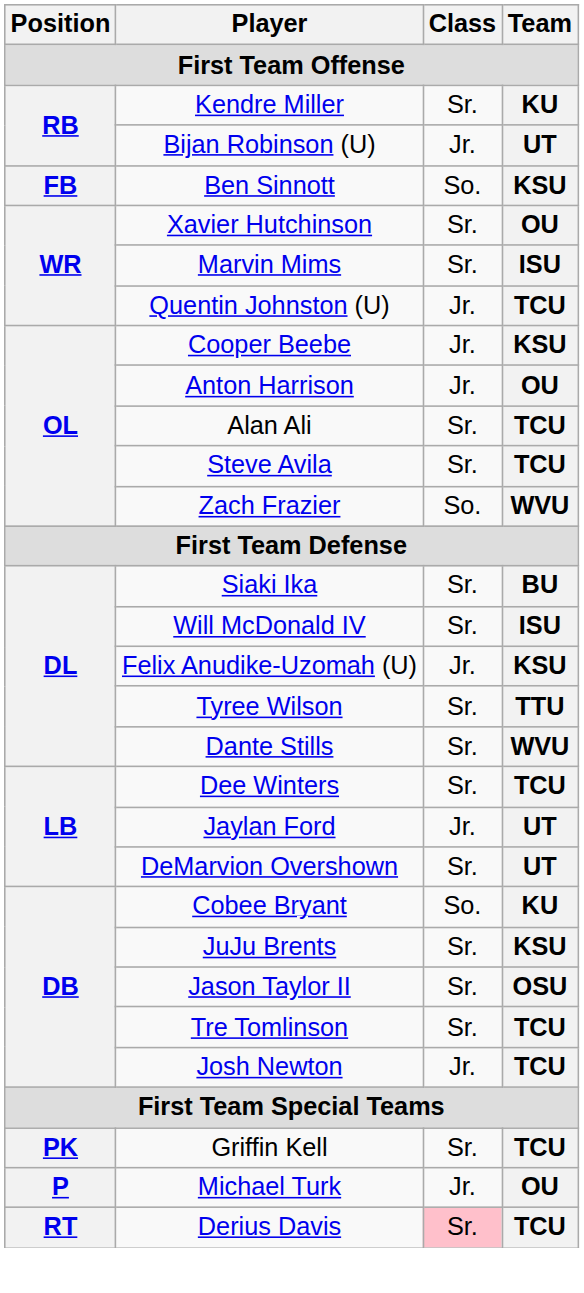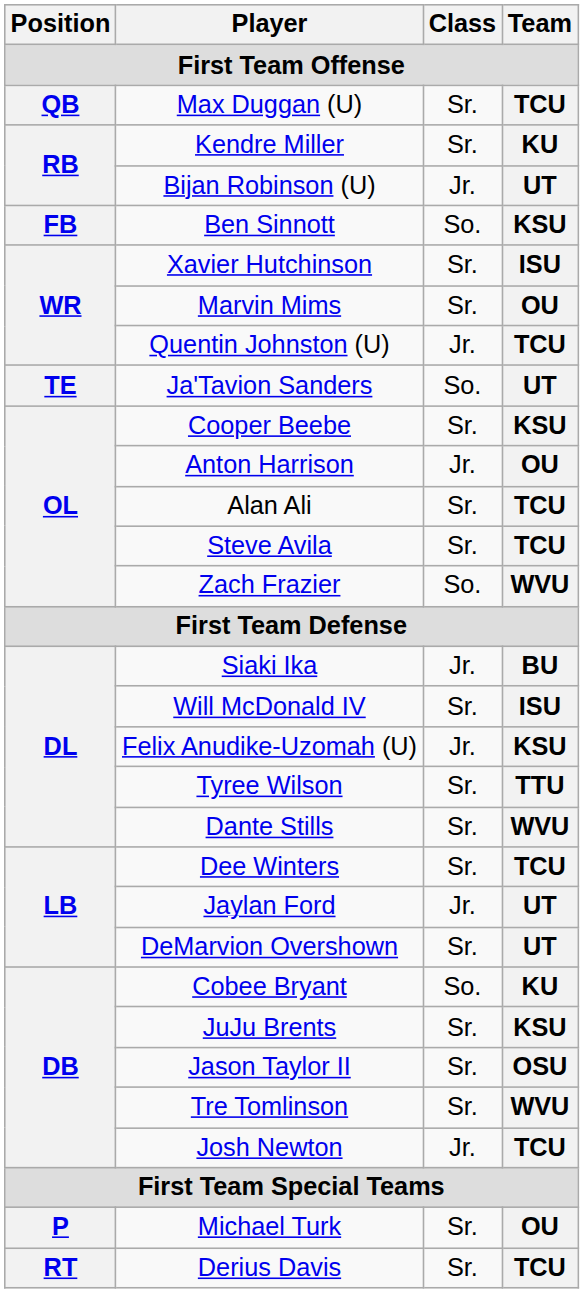+ row: (269, 104)
(540, 225) OU -> (540, 265) ISU
(540, 265) ISU -> (540, 305) OU
+ row: (269, 385)
(462, 345) Jr. -> (462, 425) Sr.
(462, 585) Sr. -> (462, 666) Jr.
(540, 1026) TCU -> (540, 1107) WVU
- row: (270, 1147)
(462, 1187) Jr. -> (462, 1227) Sr.
(462, 1227) pink background -> (462, 1267) no background
